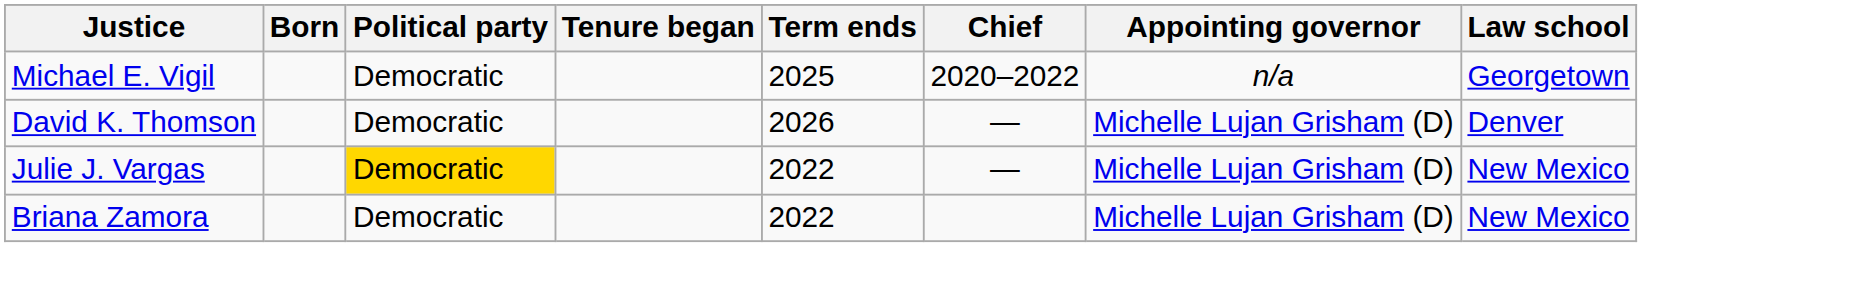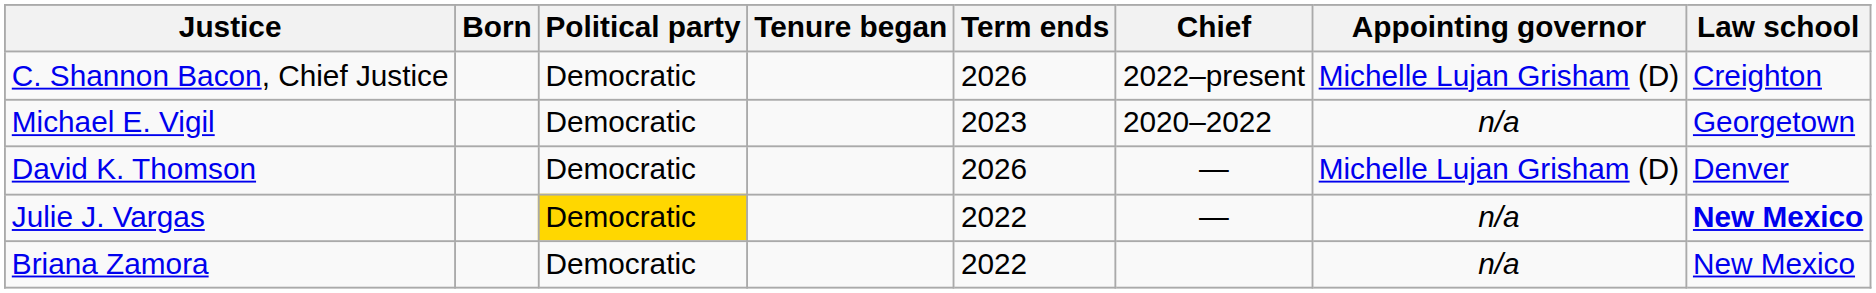+ row: (230, 75)
(802, 75) 2025 -> (994, 122) 2023
(1273, 169) Michelle Lujan Grisham (D) -> (1499, 216) n/a
(1548, 169) normal -> (1778, 216) bold
(1273, 216) Michelle Lujan Grisham (D) -> (1499, 264) n/a
